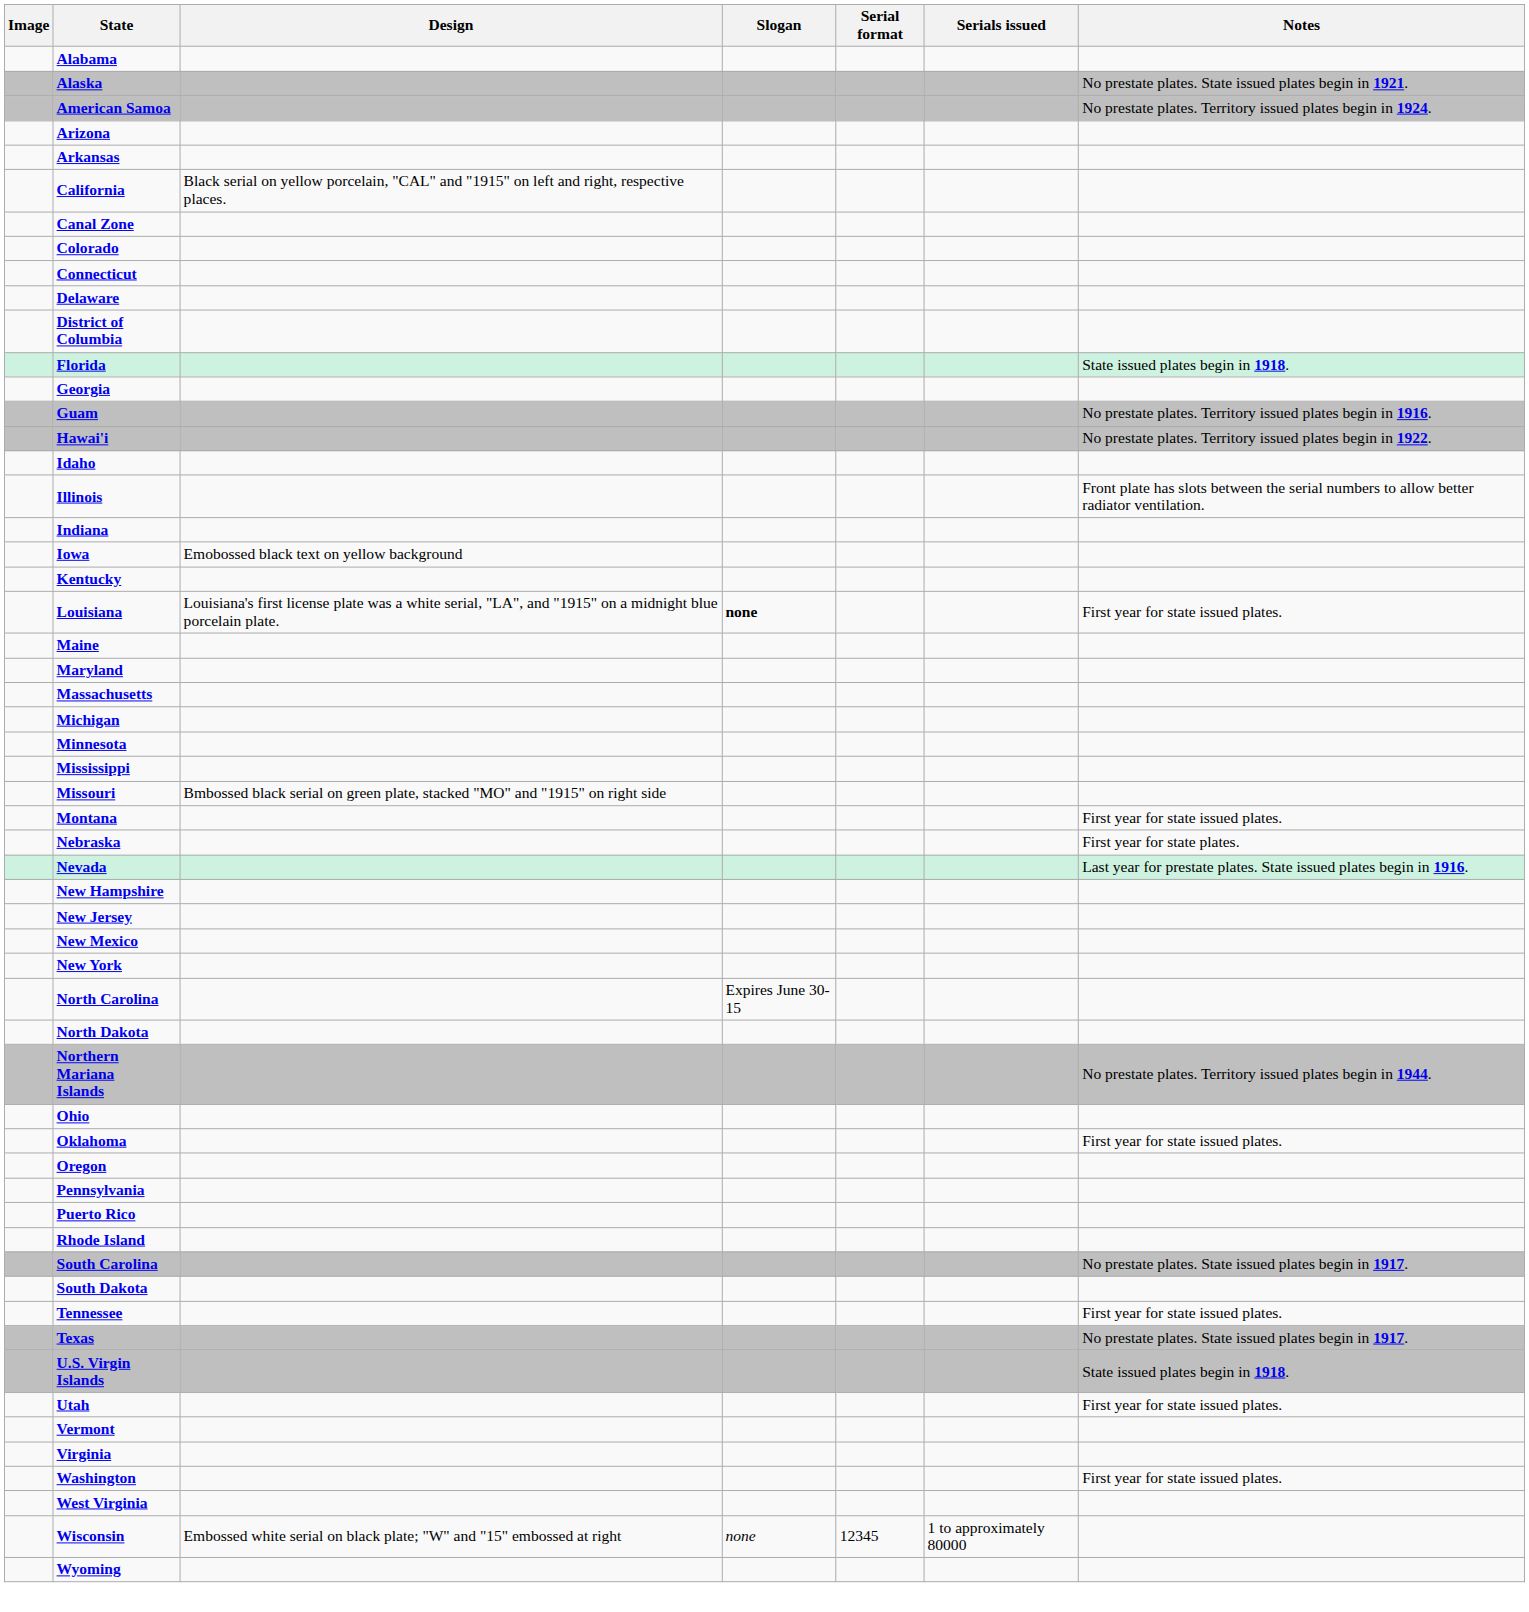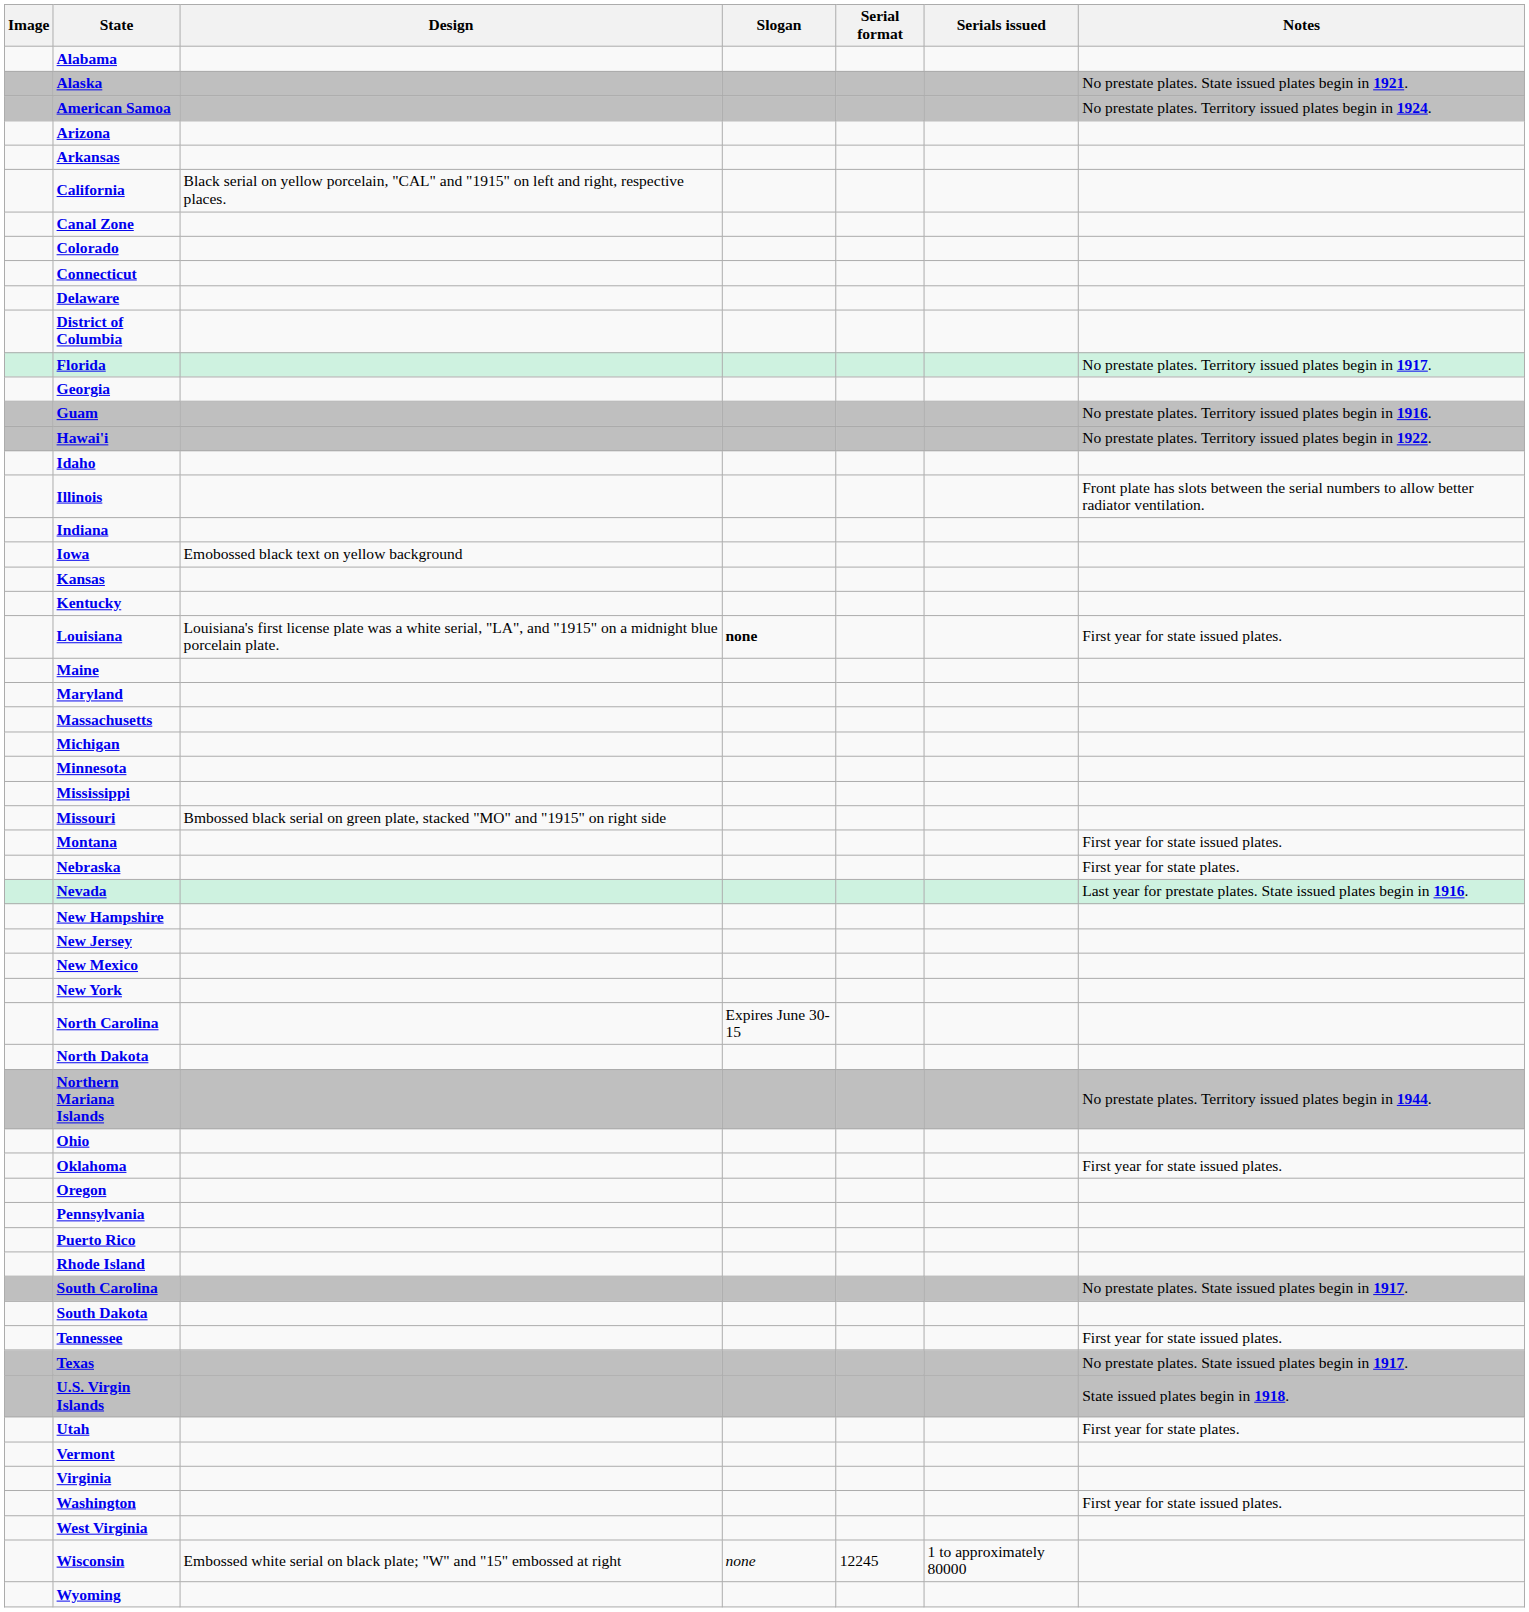(1186, 364) State issued plates begin in 1918. -> (1257, 364) No prestate plates. Territory issued plates begin in 1917.
+ row: (81, 578)
(1182, 1404) First year for state issued plates. -> (1161, 1429) First year for state plates.
(859, 1536) 12345 -> (859, 1561) 12245
